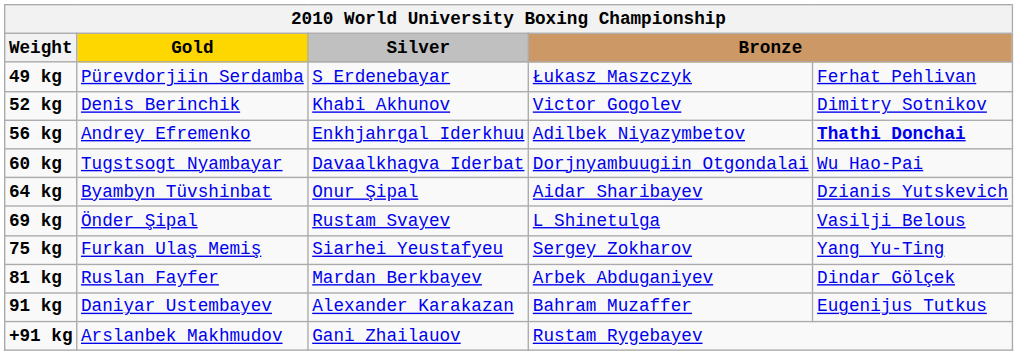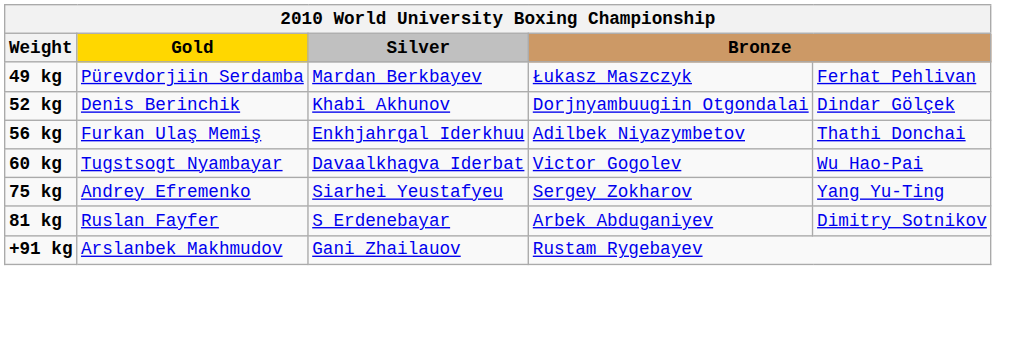(381, 77) S Erdenebayar -> (397, 77) Mardan Berkbayev
(607, 106) Victor Gogolev -> (671, 106) Dorjnyambuugiin Otgondalai
(902, 106) Dimitry Sotnikov -> (886, 106) Dindar Gölçek
(166, 134) Andrey Efremenko -> (171, 134) Furkan Ulaş Memiş
(891, 134) bold -> (891, 134) normal
(671, 163) Dorjnyambuugiin Otgondalai -> (607, 163) Victor Gogolev
- row: (35, 192)
- row: (35, 221)
(171, 250) Furkan Ulaş Memiş -> (166, 192) Andrey Efremenko
(397, 278) Mardan Berkbayev -> (381, 221) S Erdenebayar
(886, 278) Dindar Gölçek -> (902, 221) Dimitry Sotnikov
- row: (35, 307)
